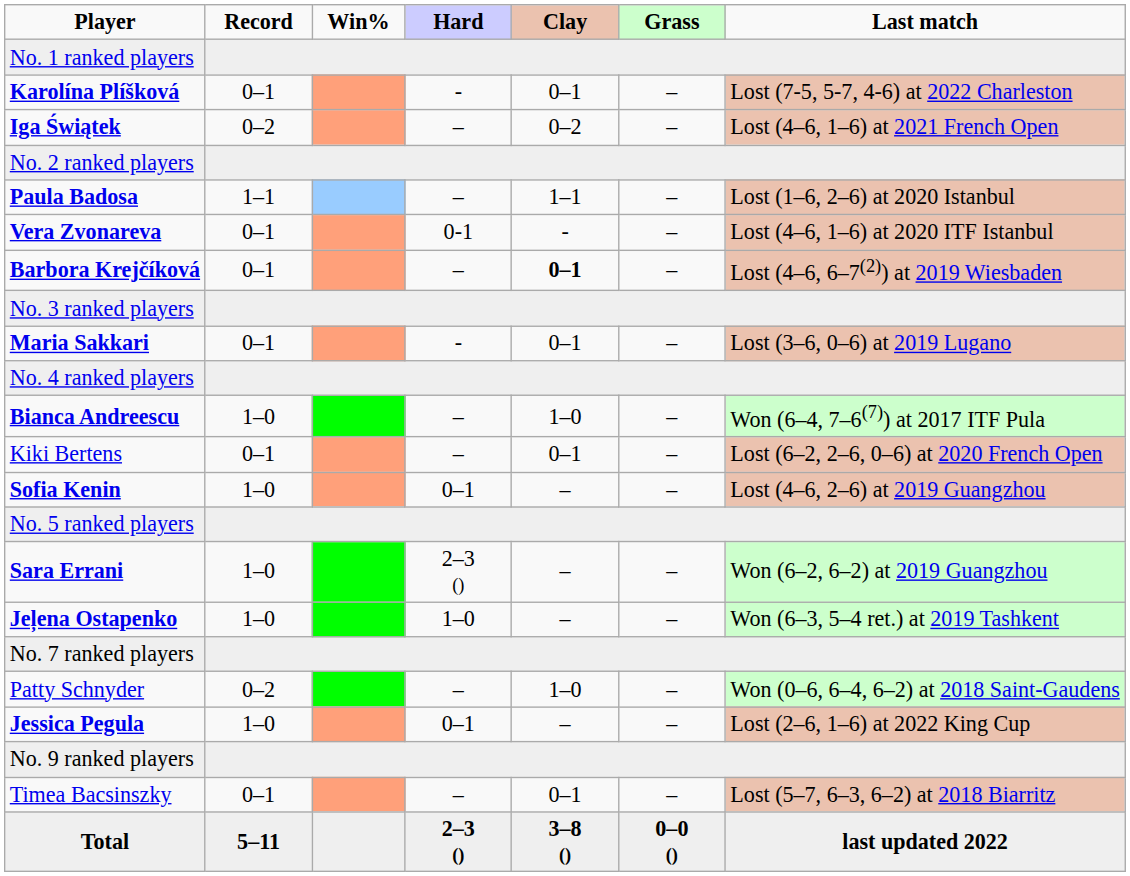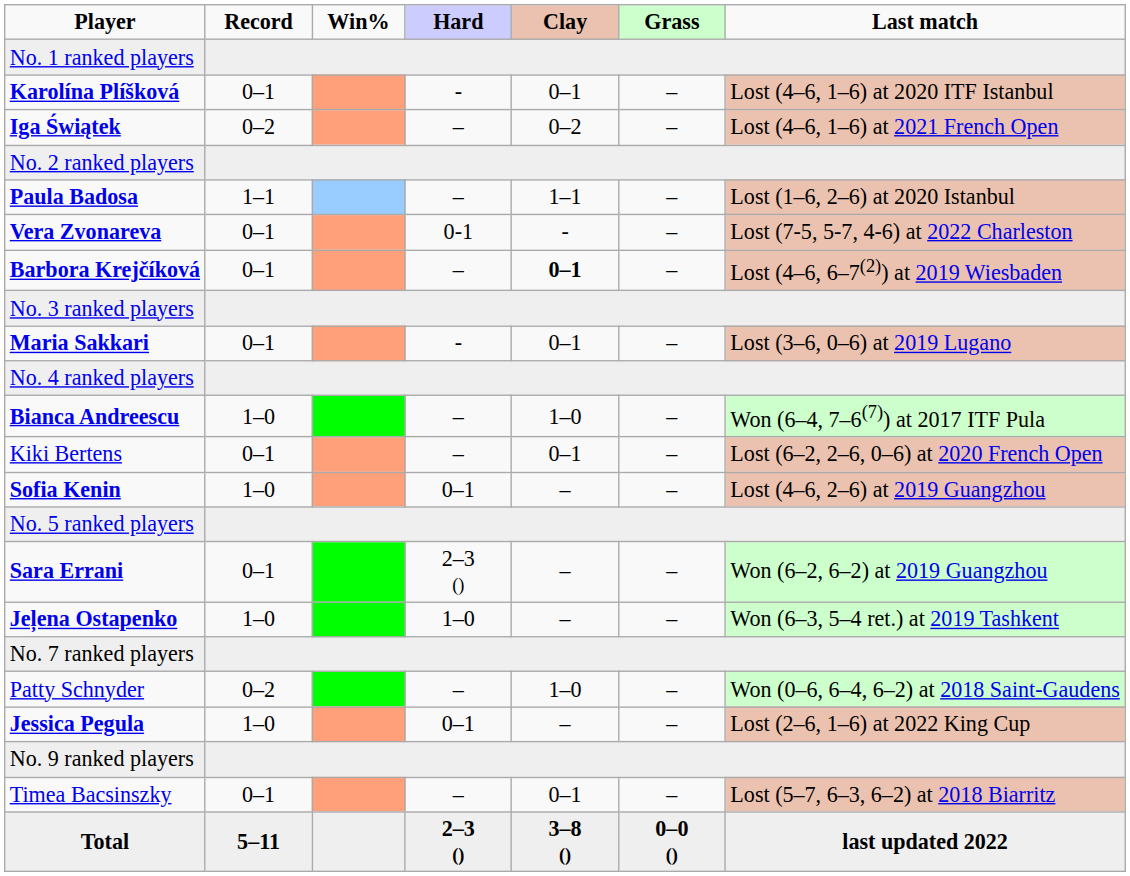(901, 92) Lost (7-5, 5-7, 4-6) at 2022 Charleston -> (892, 92) Lost (4–6, 1–6) at 2020 ITF Istanbul
(892, 232) Lost (4–6, 1–6) at 2020 ITF Istanbul -> (901, 232) Lost (7-5, 5-7, 4-6) at 2022 Charleston
(259, 571) 1–0 -> (259, 571) 0–1
